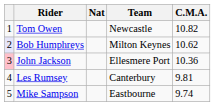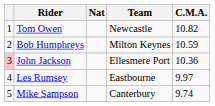(9, 45) lavender background -> (9, 45) no background
(187, 45) 10.62 -> (187, 45) 10.59
(132, 77) Canterbury -> (132, 77) Eastbourne
(184, 77) 9.81 -> (184, 77) 9.97
(132, 93) Eastbourne -> (132, 93) Canterbury
